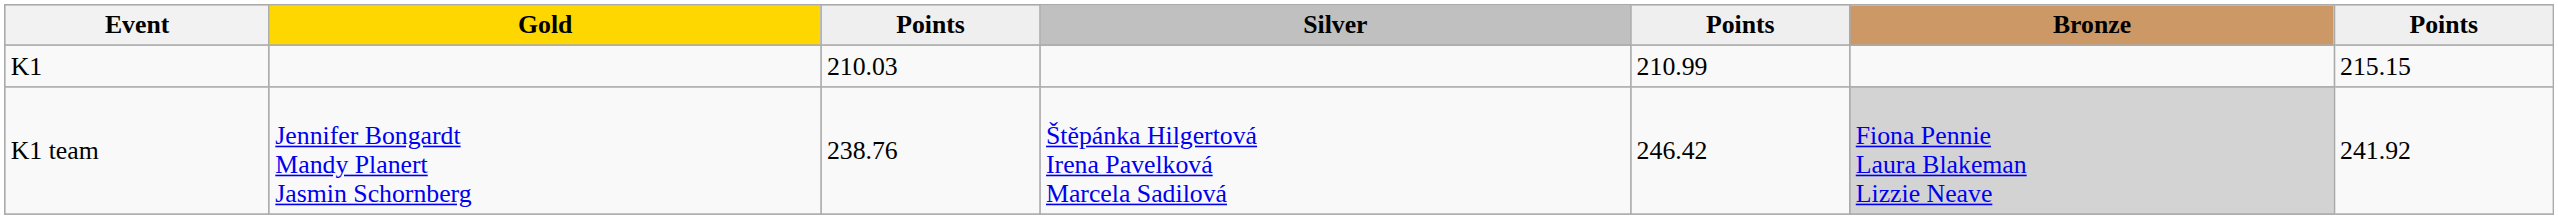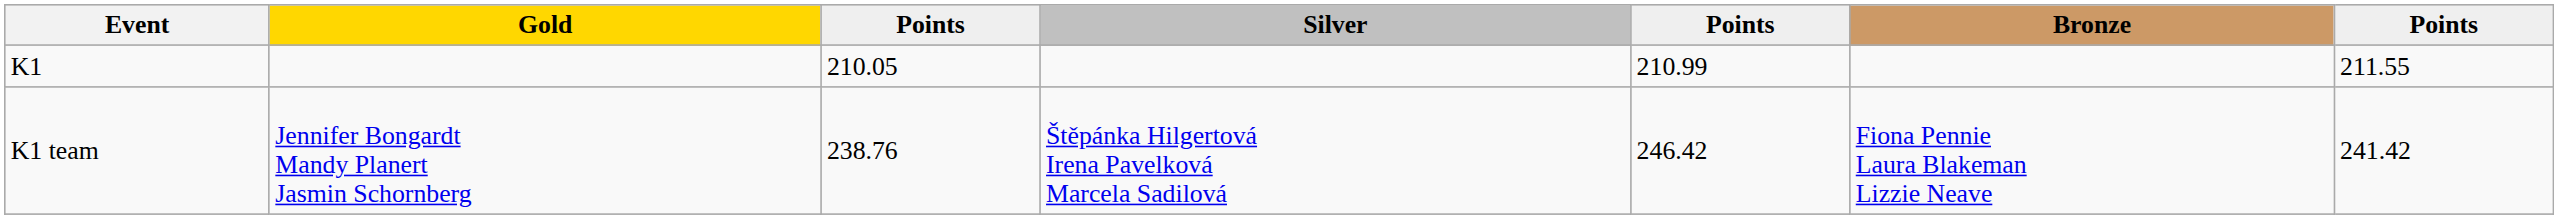(862, 65) 210.03 -> (862, 65) 210.05
(2376, 65) 215.15 -> (2375, 65) 211.55
(1941, 164) lightgrey background -> (1941, 164) no background
(2376, 150) 241.92 -> (2376, 150) 241.42
